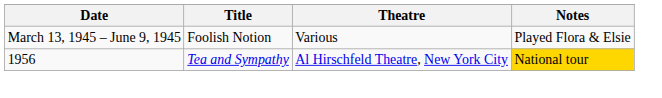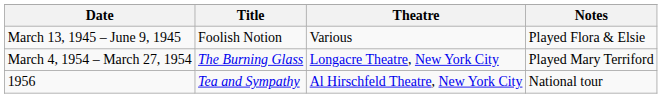+ row: (100, 59)
(551, 59) gold background -> (566, 81) no background
